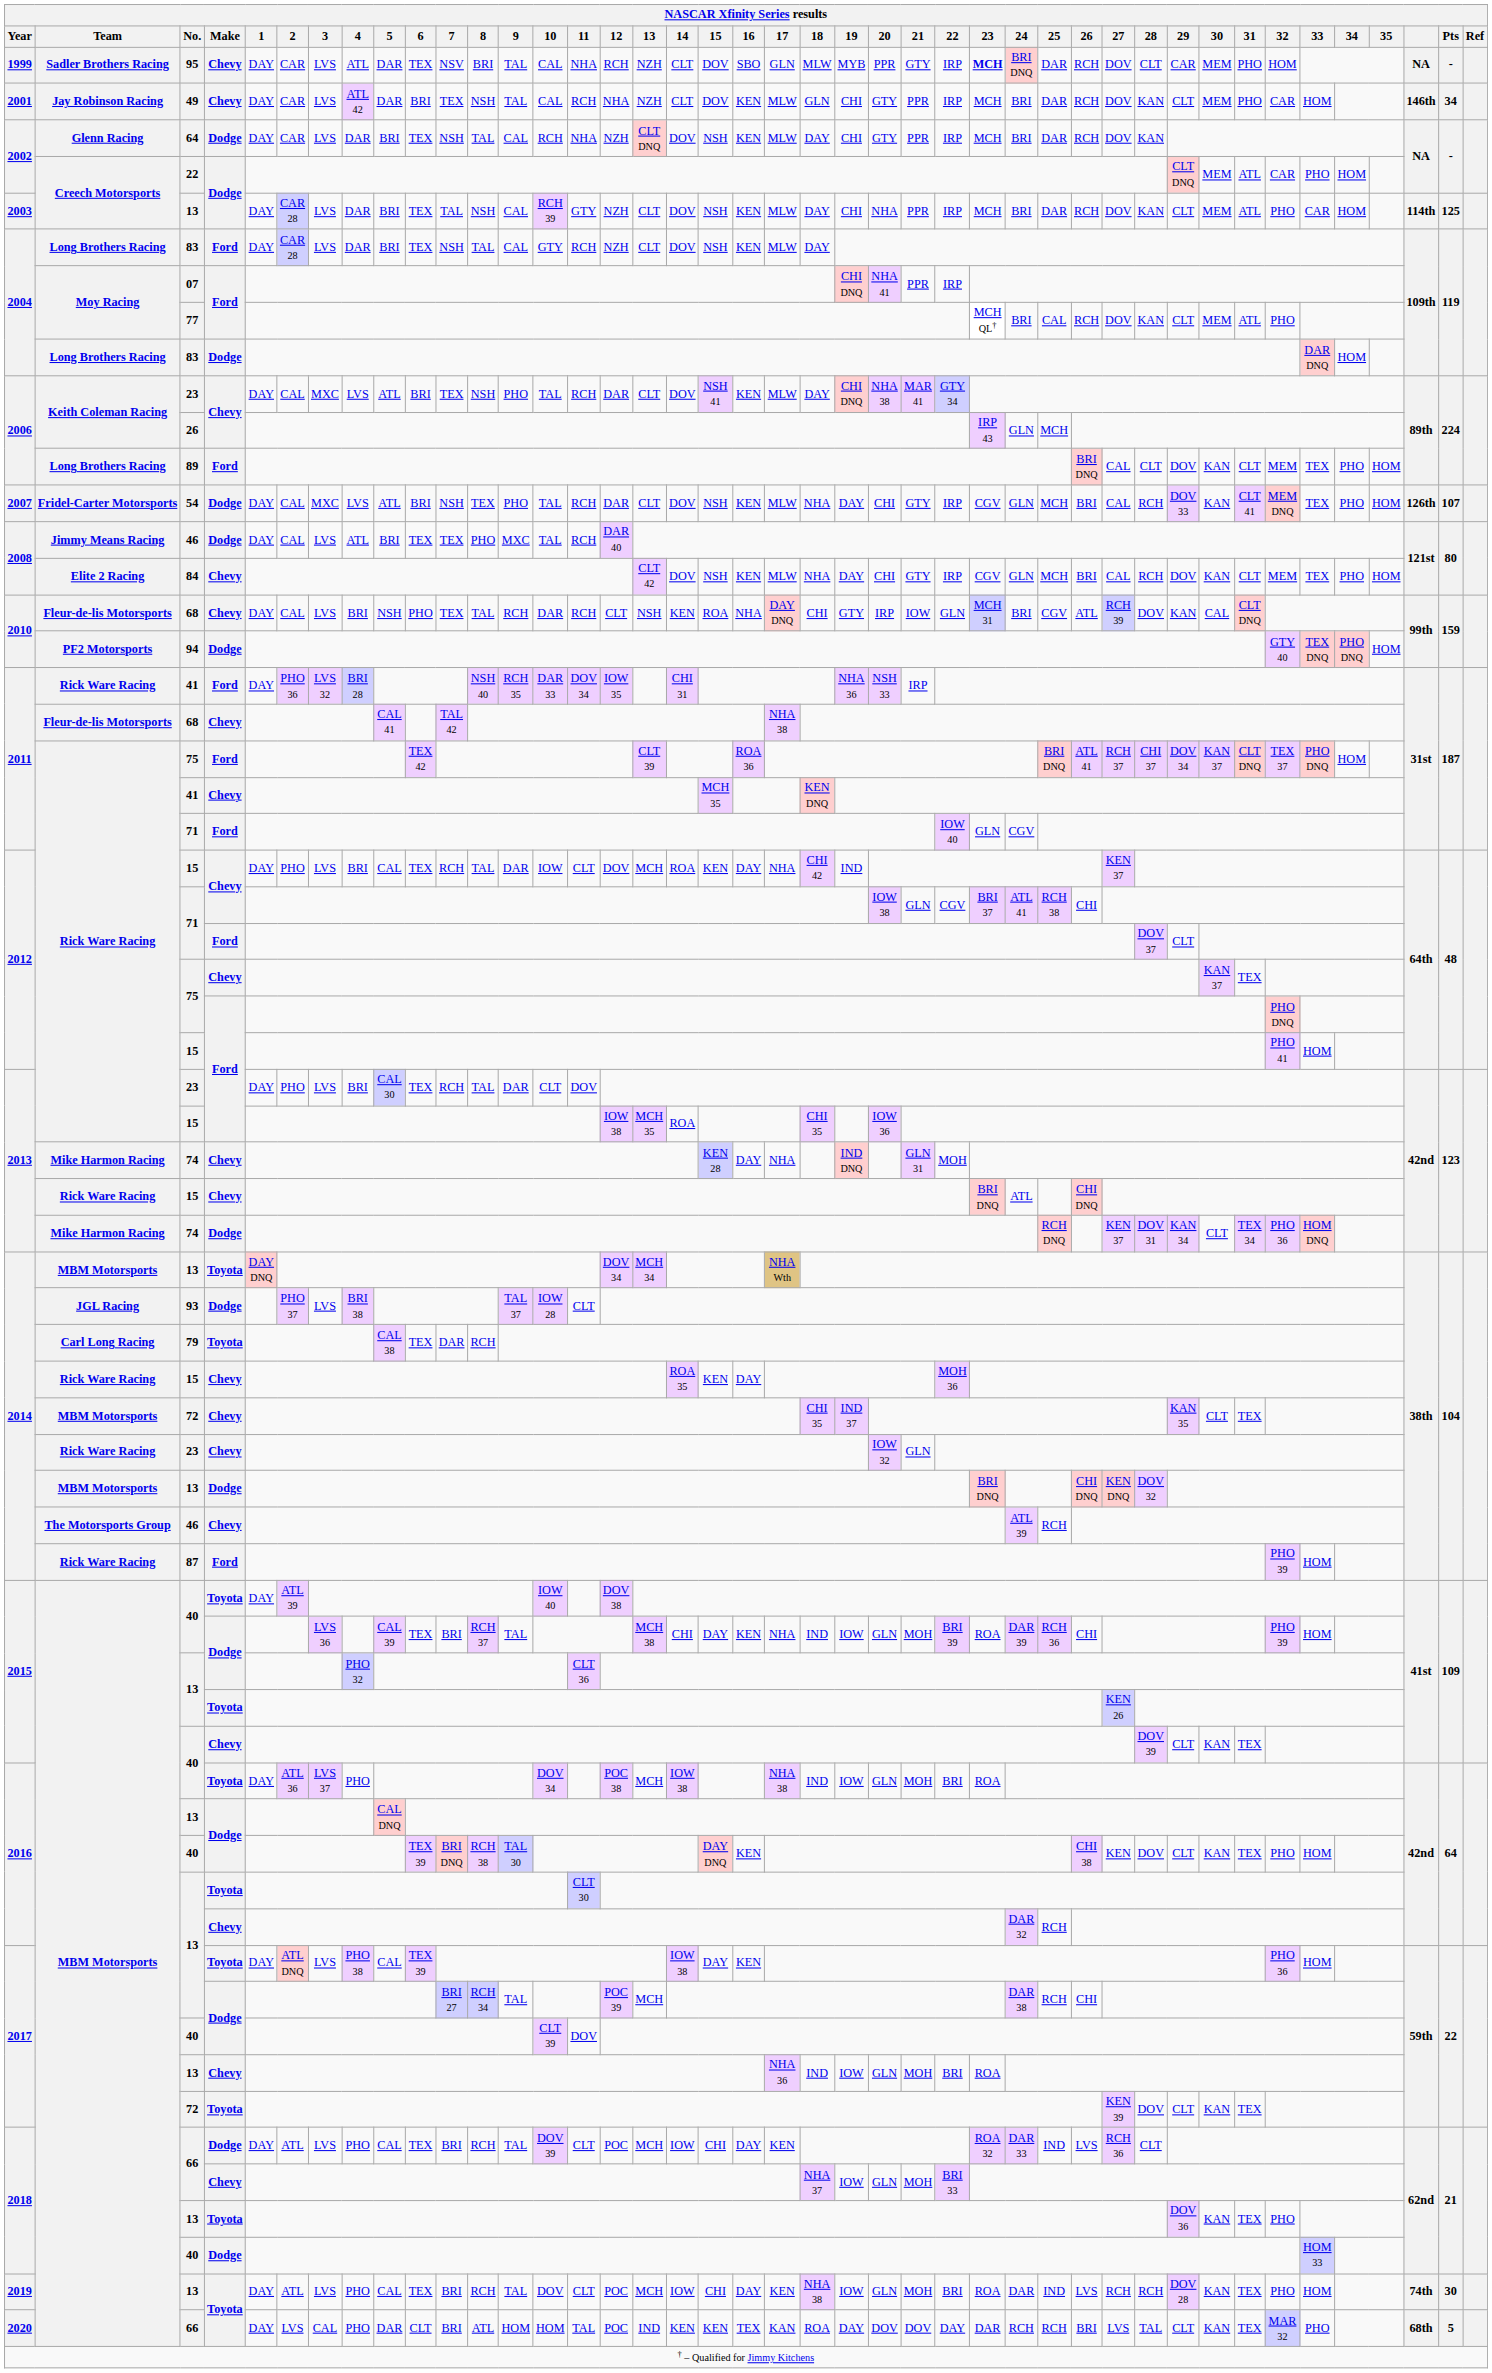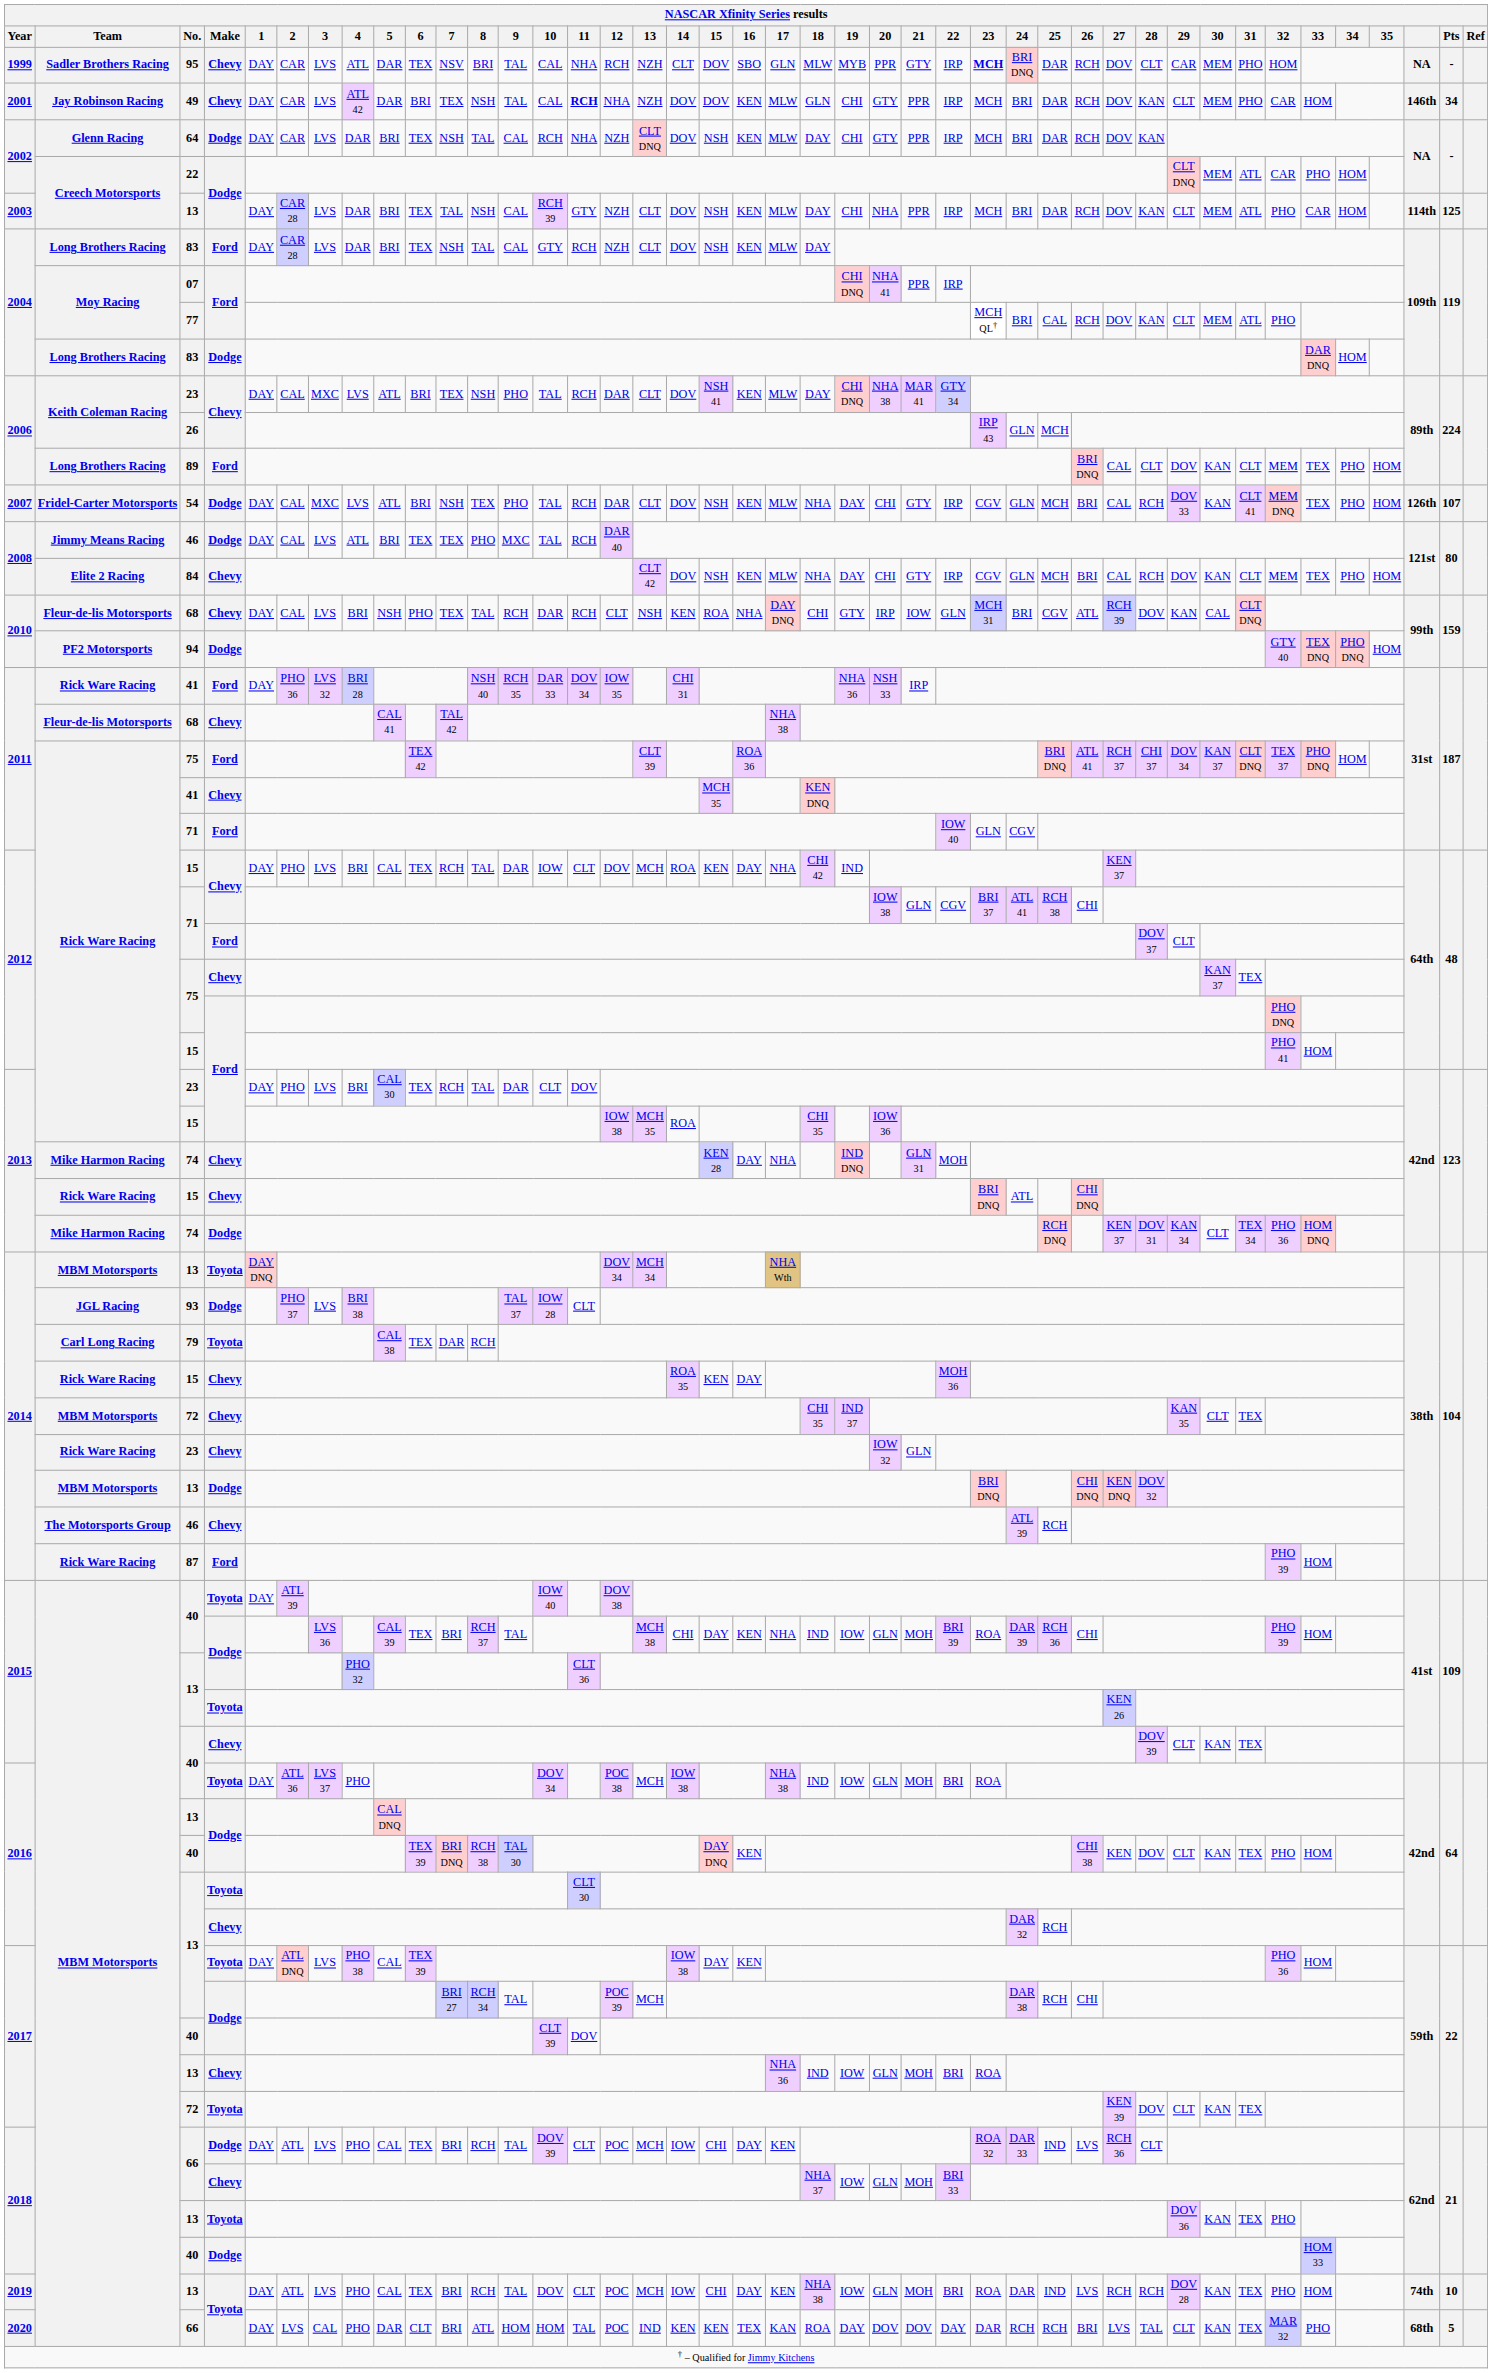(584, 101) normal -> (584, 101) bold
(682, 101) CLT -> (683, 101) DOV
(1451, 2291) 30 -> (1451, 2291) 10
